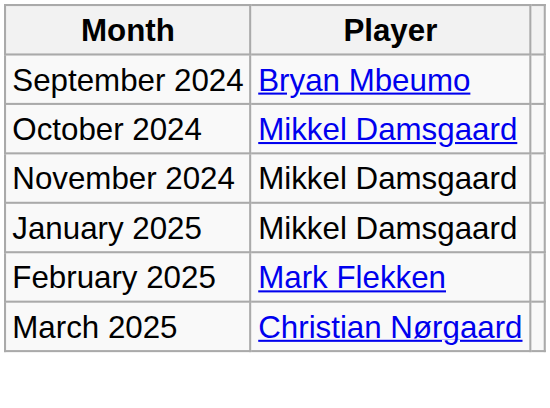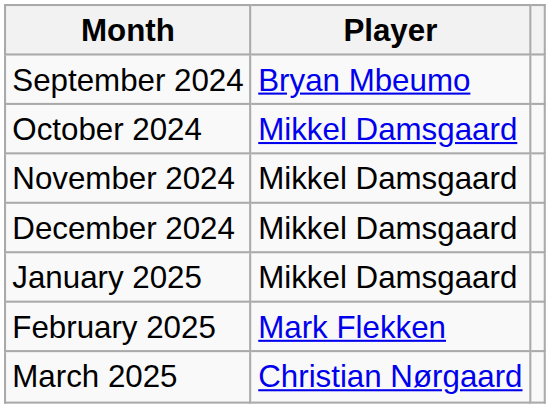+ row: (124, 228)
